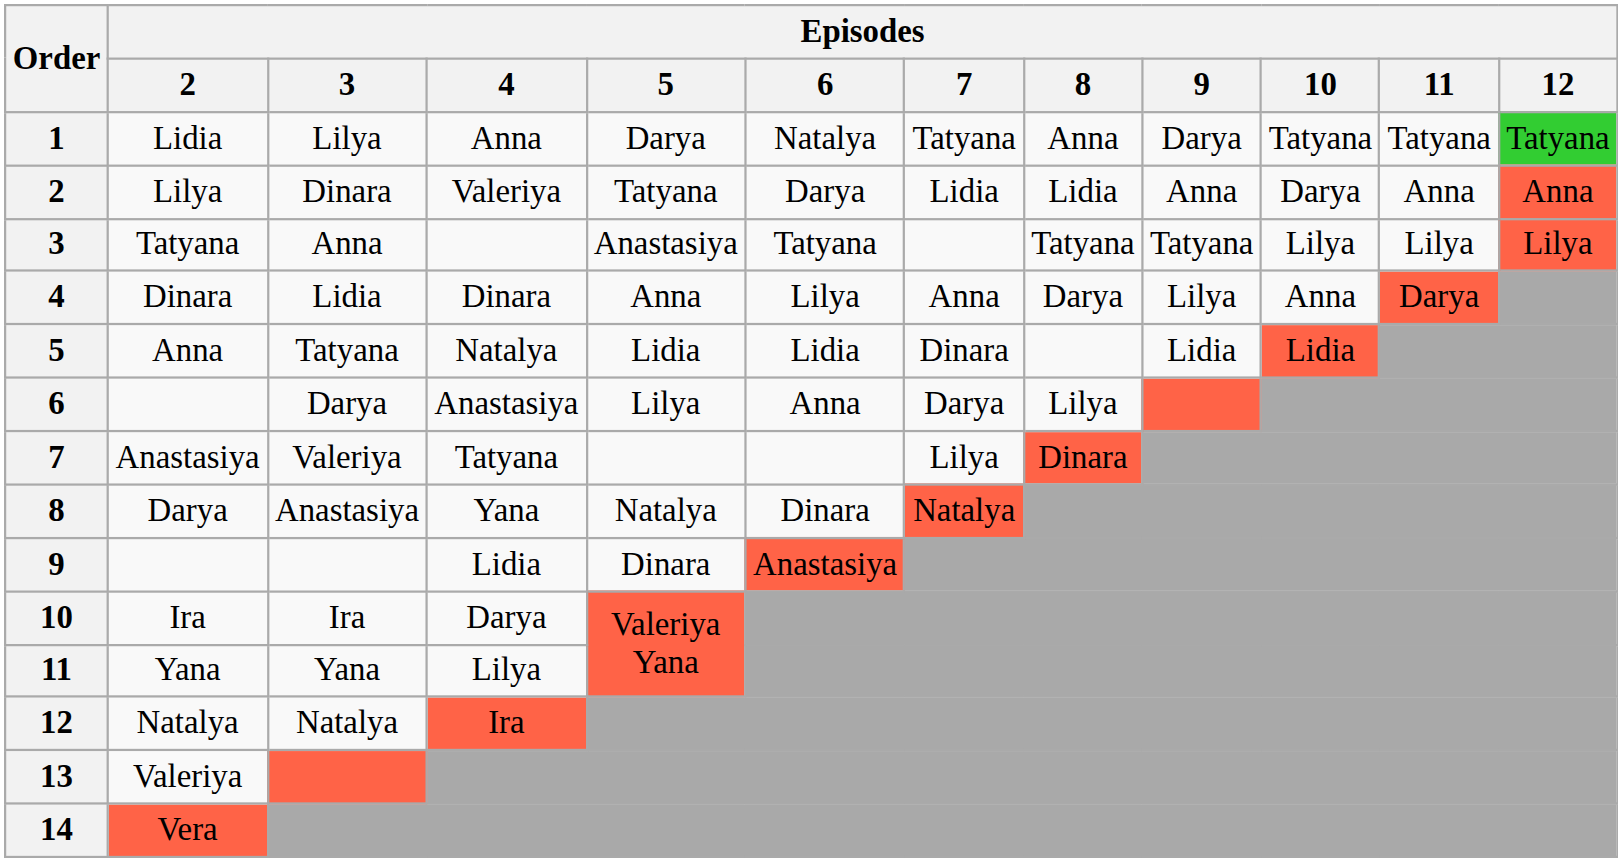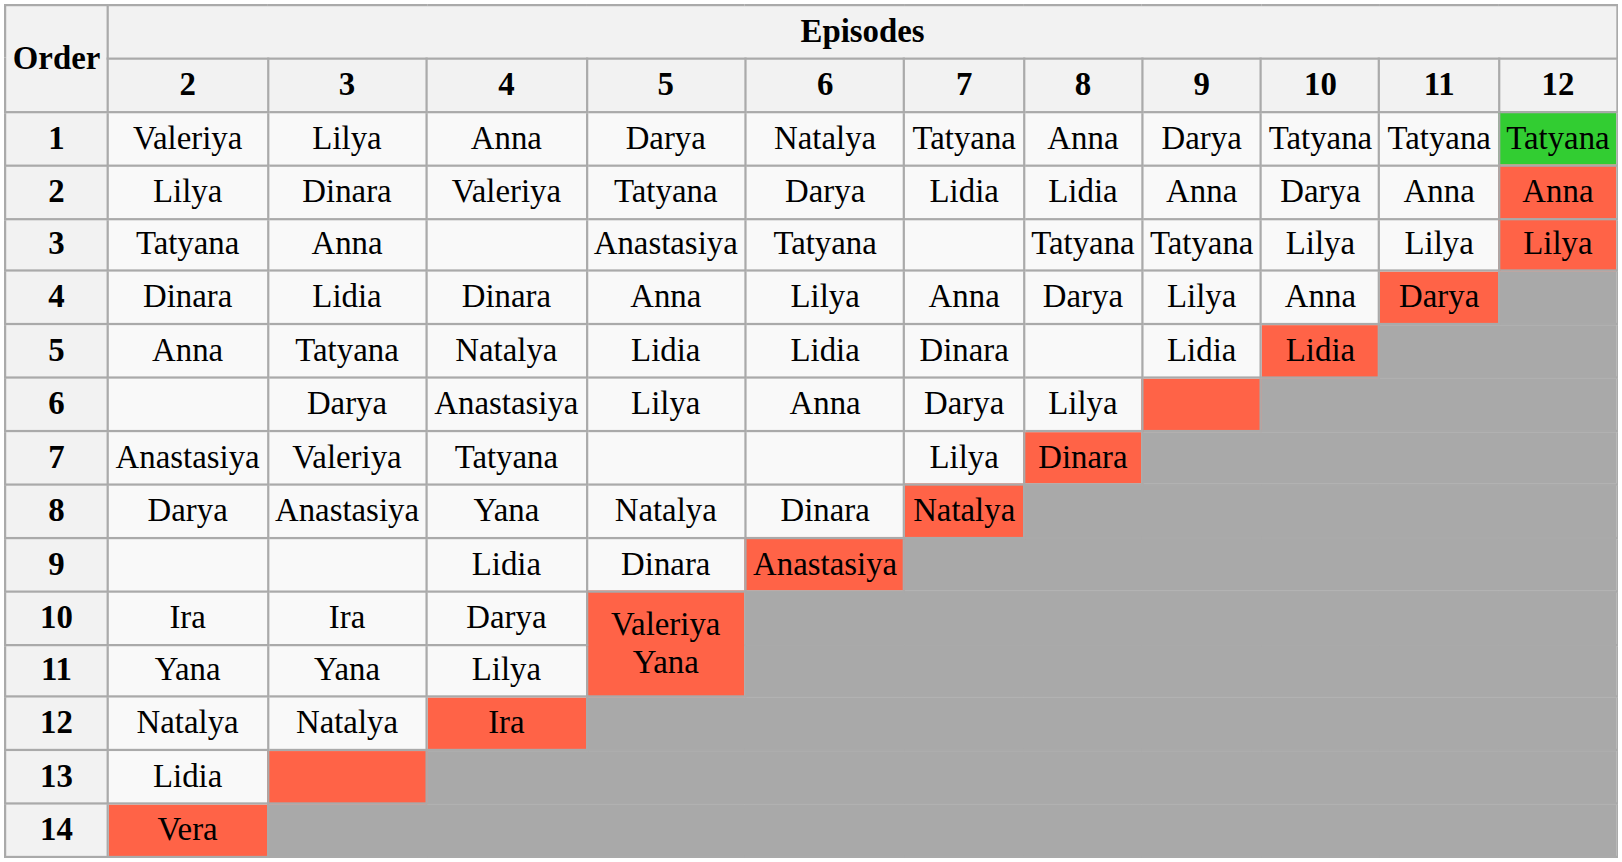(188, 137) Lidia -> (188, 137) Valeriya
(188, 776) Valeriya -> (188, 776) Lidia
